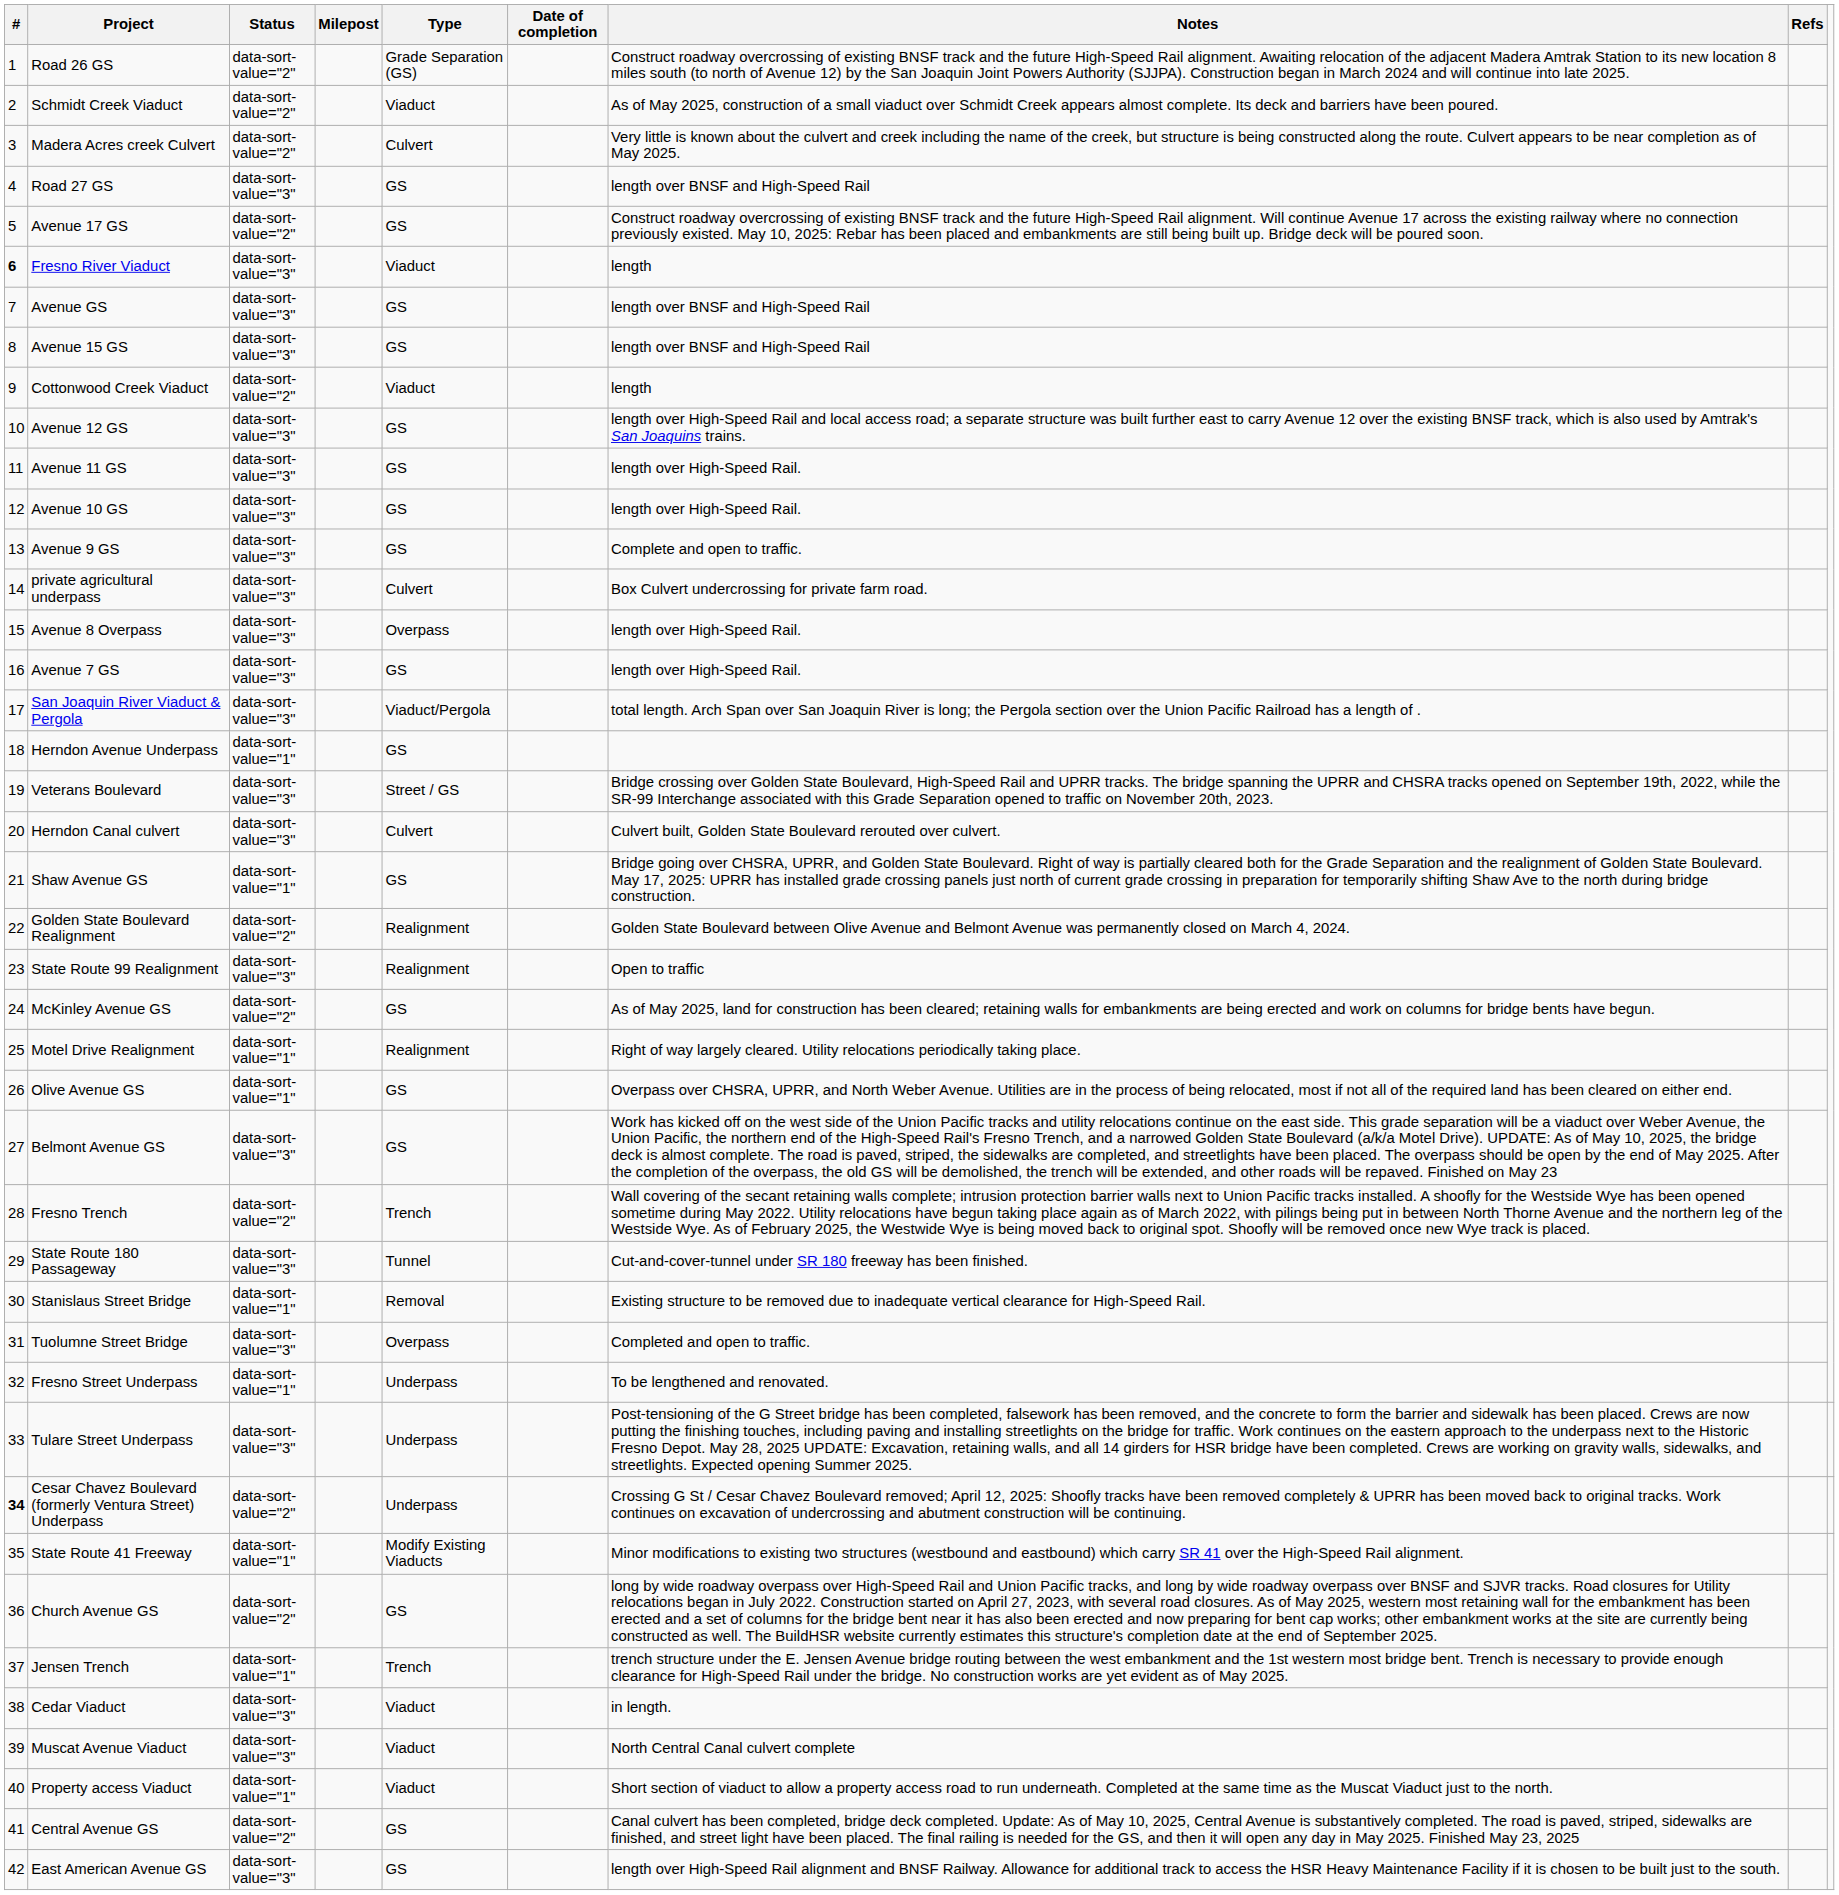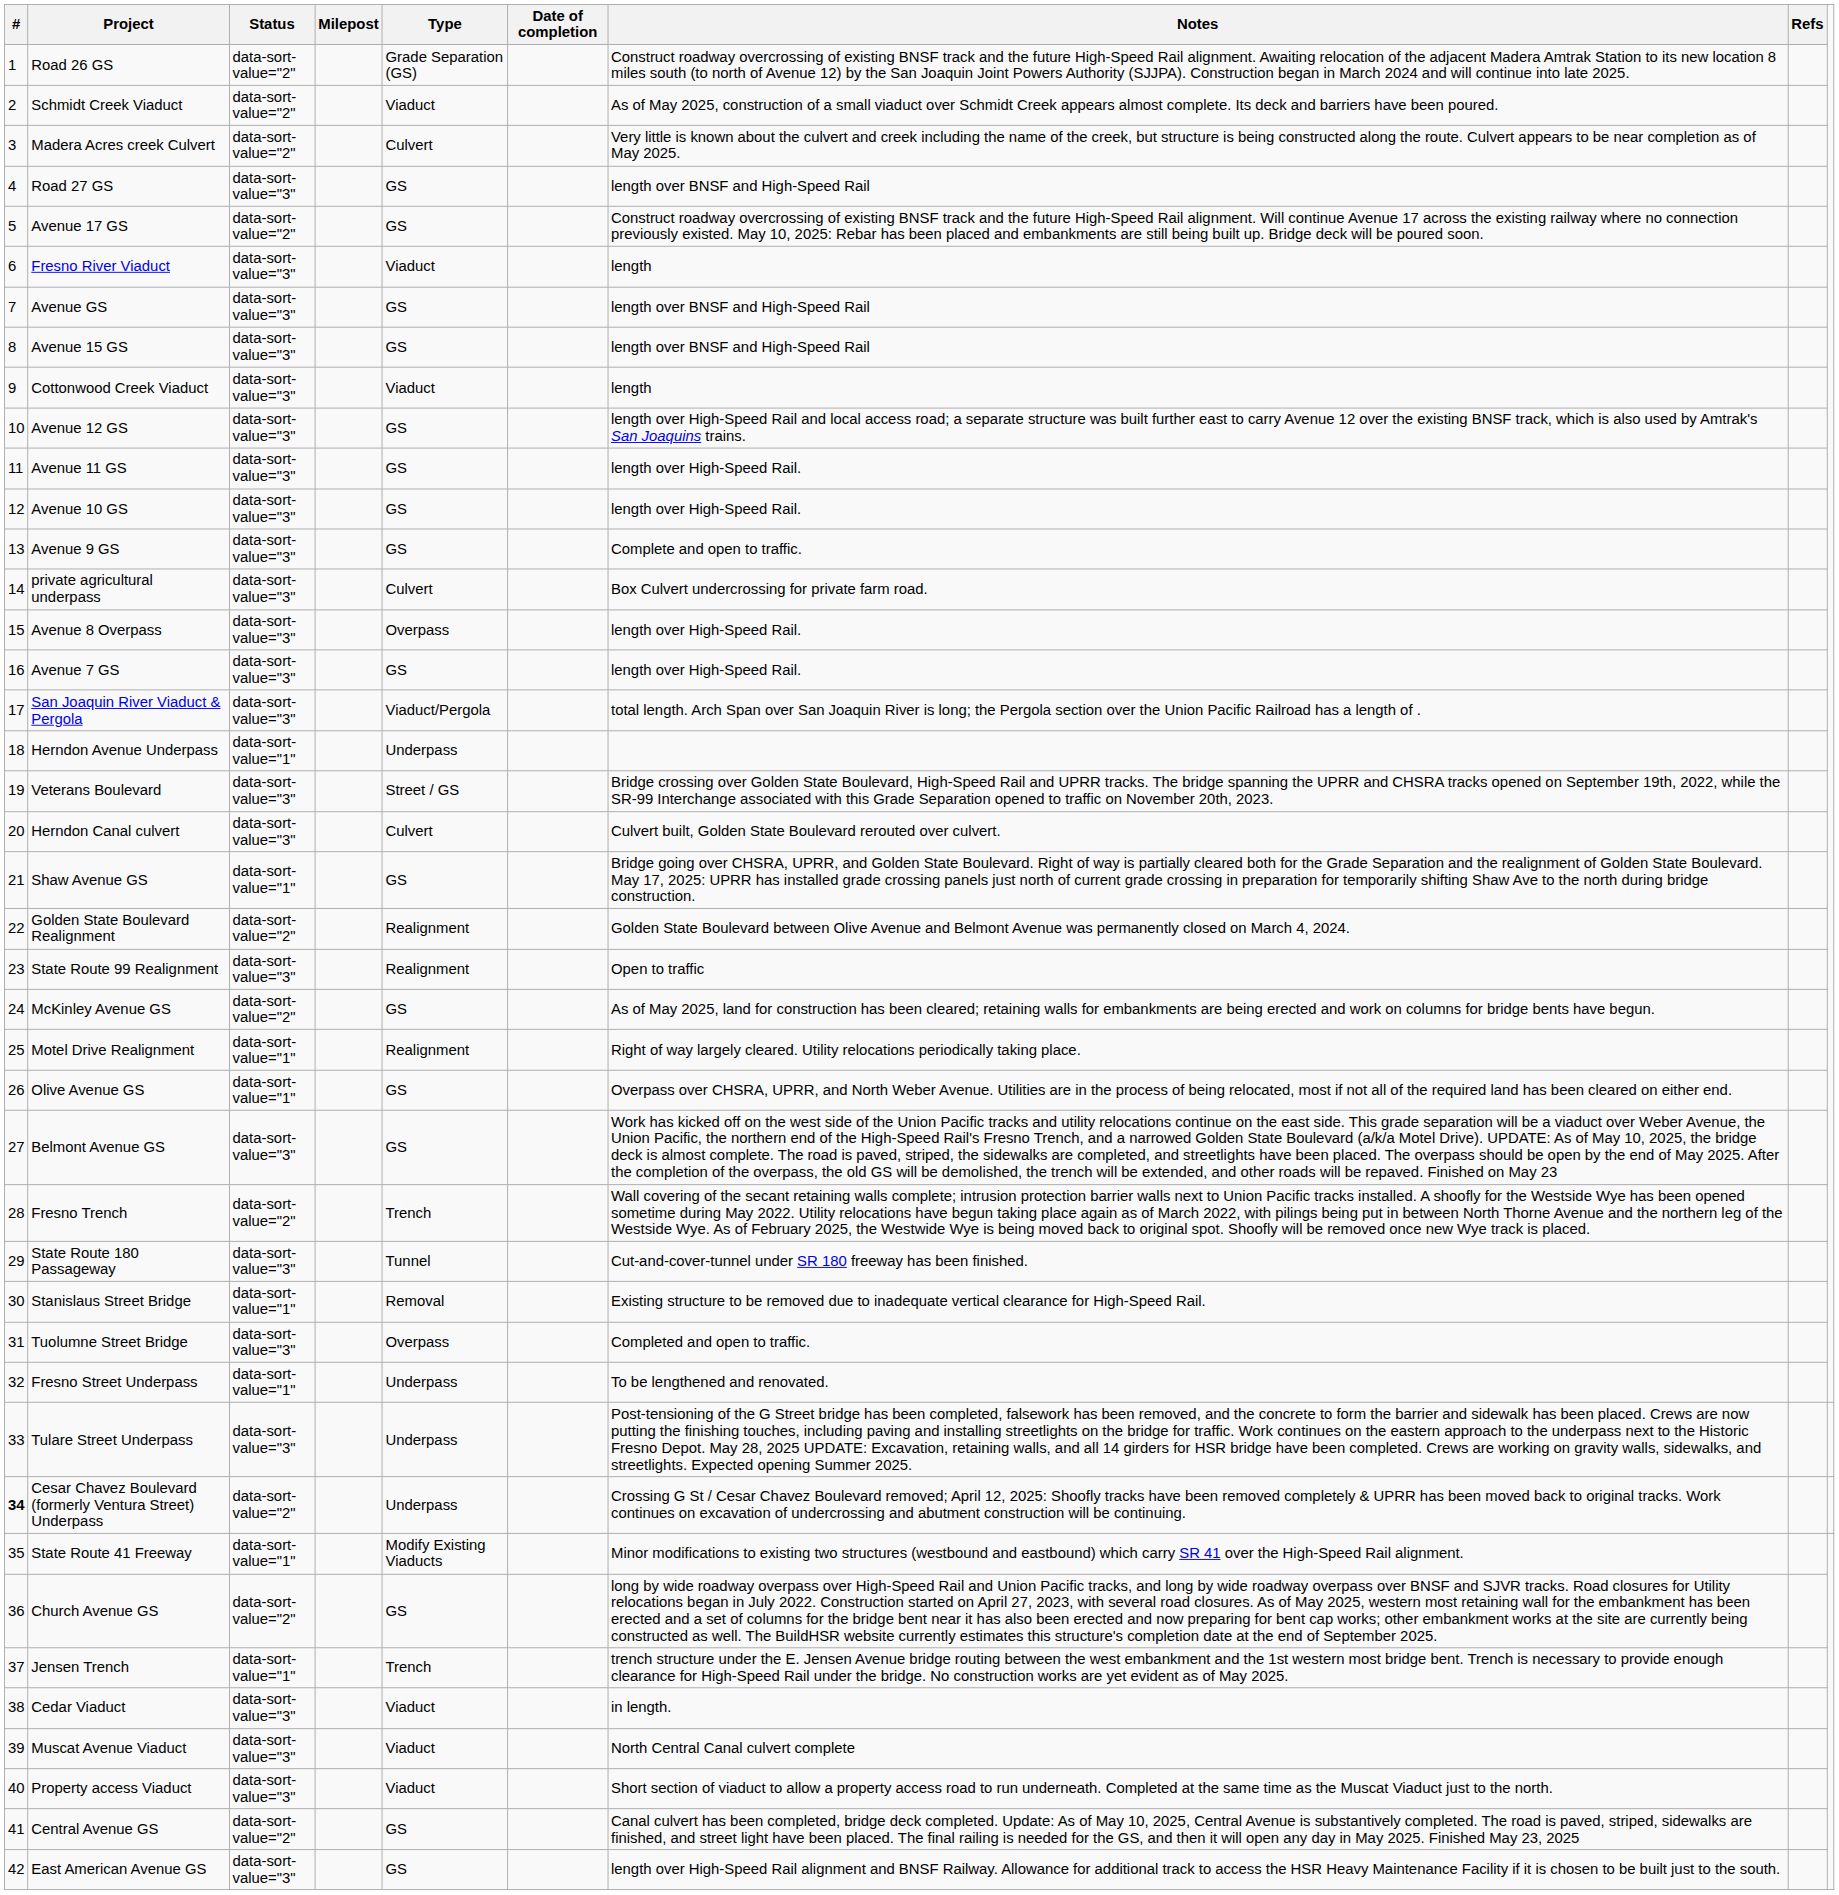(12, 266) bold -> (12, 266) normal
(264, 387) data-sort-value="2" -> (264, 387) data-sort-value="3"
(396, 750) GS -> (422, 750) Underpass
(264, 1788) data-sort-value="1" -> (264, 1788) data-sort-value="3"
